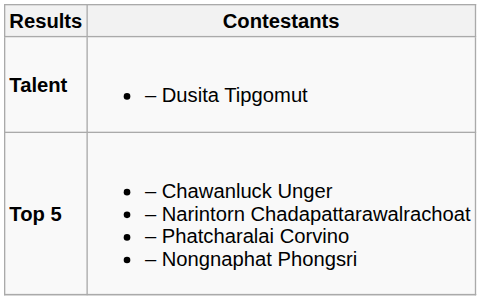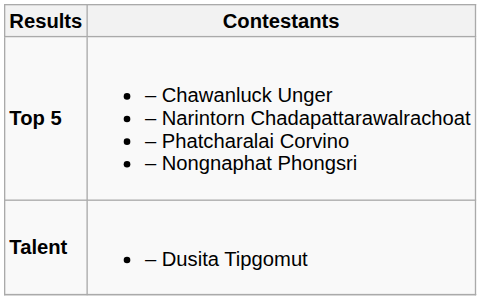rows swapped: (38, 84) <-> (36, 213)
